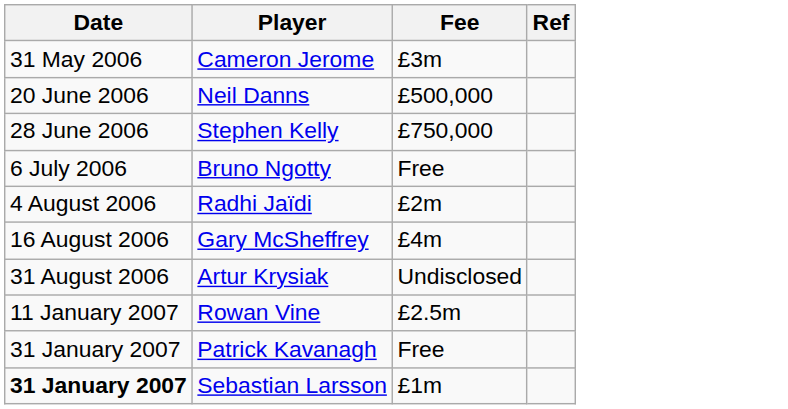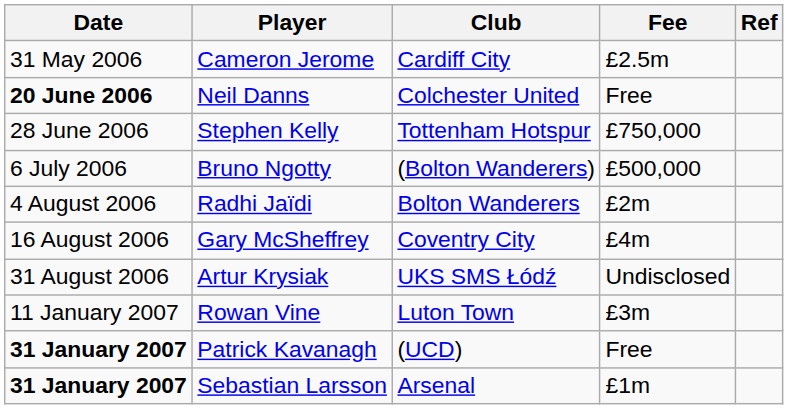+ column: (496, 22)
(420, 58) £3m -> (637, 58) £2.5m
(79, 95) normal -> (81, 95) bold
(445, 95) £500,000 -> (629, 95) Free
(421, 167) Free -> (653, 167) £500,000
(429, 312) £2.5m -> (628, 312) £3m
(95, 349) normal -> (98, 349) bold
